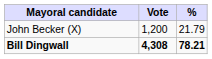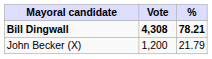rows swapped: (38, 45) <-> (44, 29)
